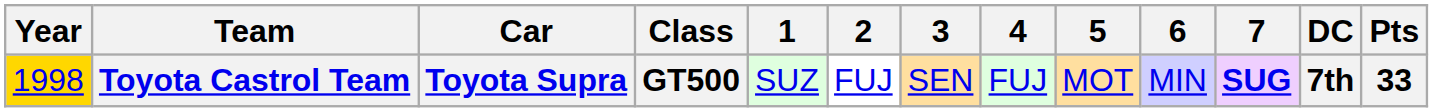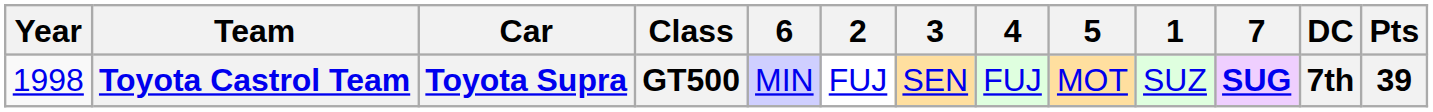columns swapped: (787, 30) <-> (1178, 30)
(48, 80) gold background -> (48, 80) no background
(1394, 80) 33 -> (1394, 80) 39
